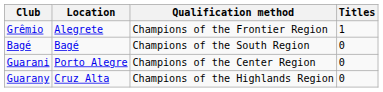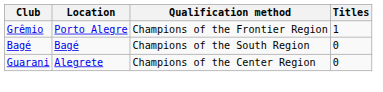(79, 29) Alegrete -> (91, 29) Porto Alegre
(91, 62) Porto Alegre -> (79, 62) Alegrete
- row: (28, 79)
